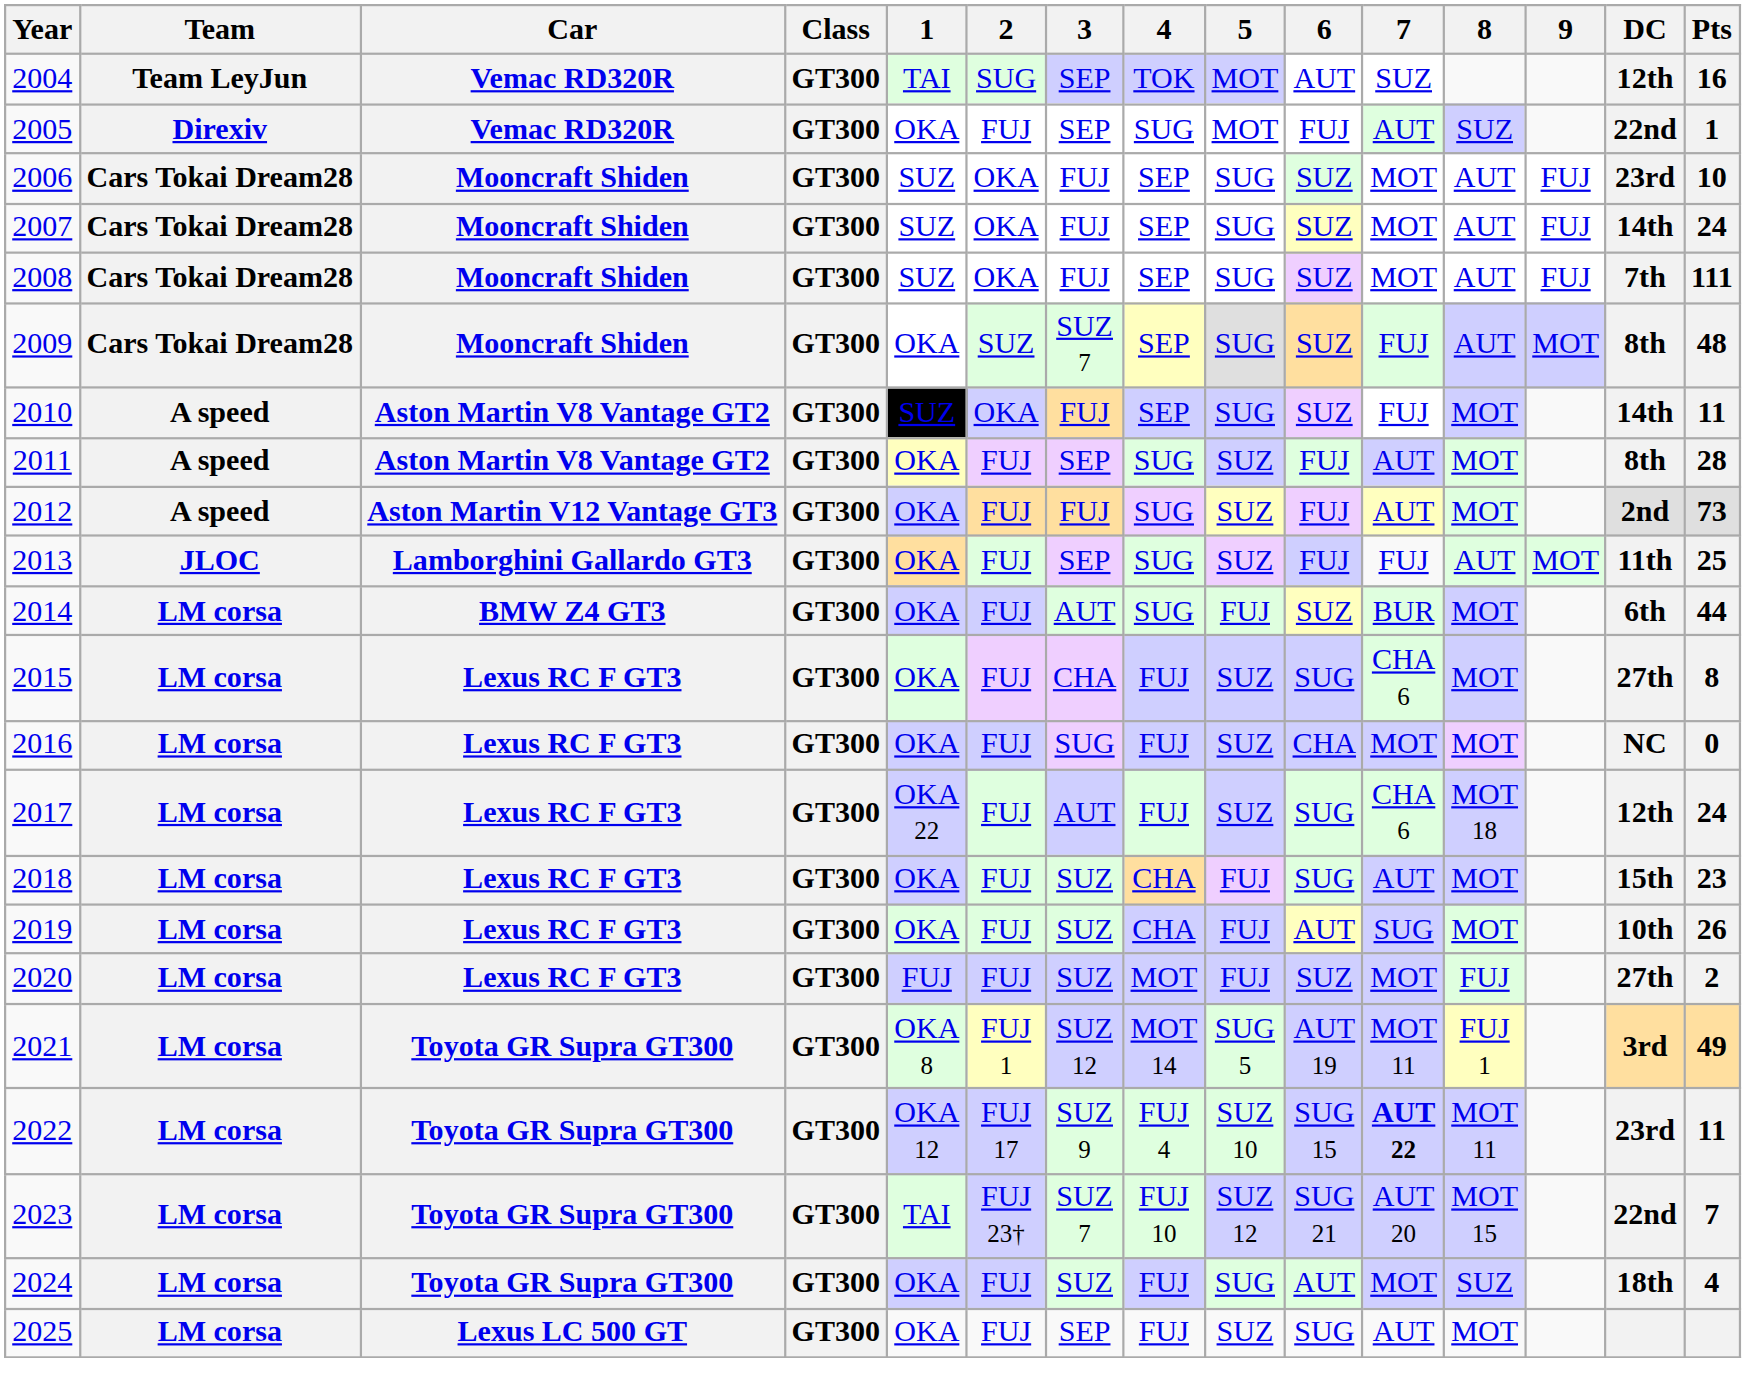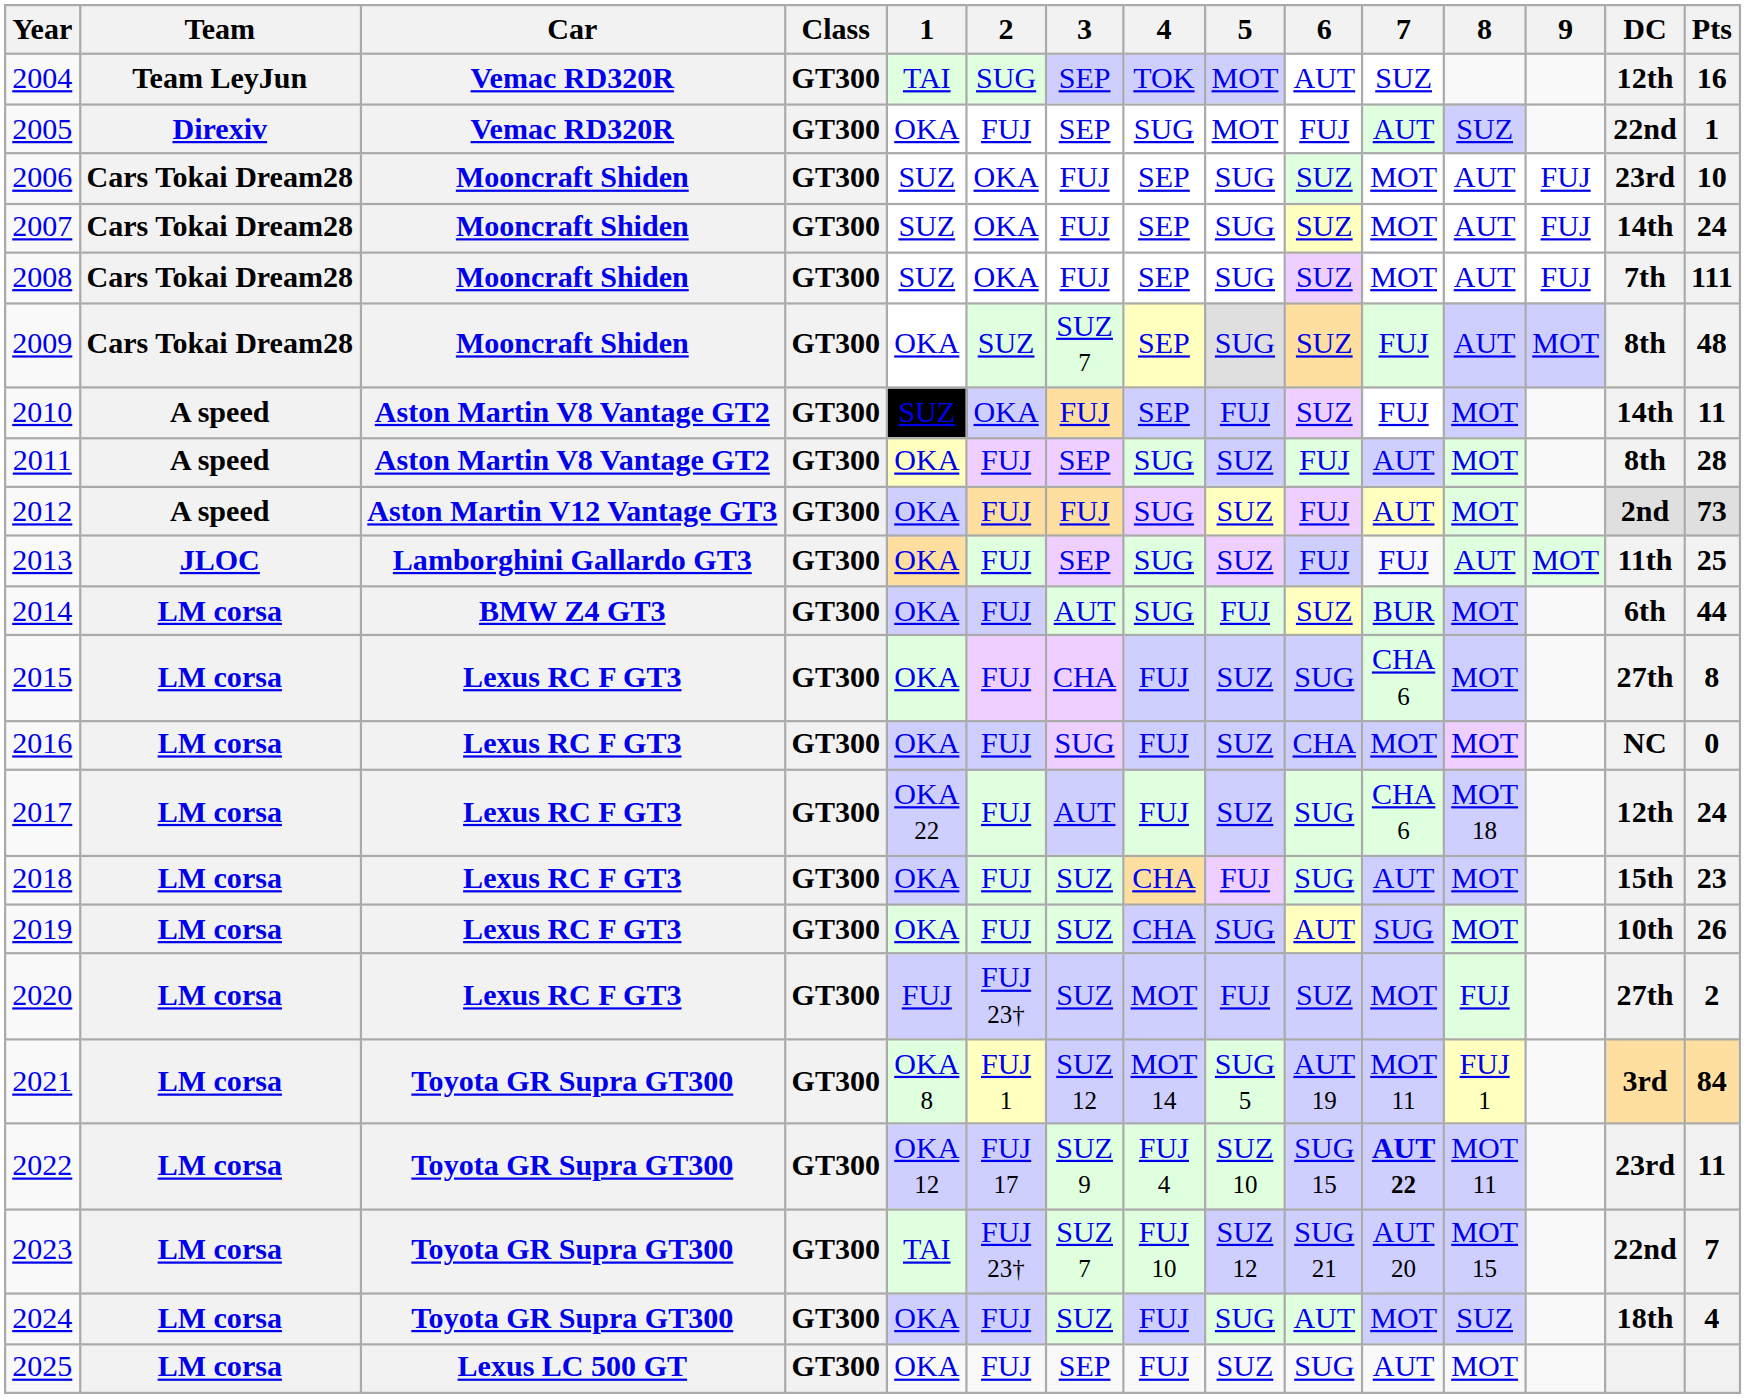(1245, 411) SUG -> (1245, 411) FUJ
(1245, 928) FUJ -> (1245, 928) SUG
(1006, 977) FUJ -> (1006, 994) FUJ 23†
(1712, 1045) 49 -> (1712, 1080) 84
